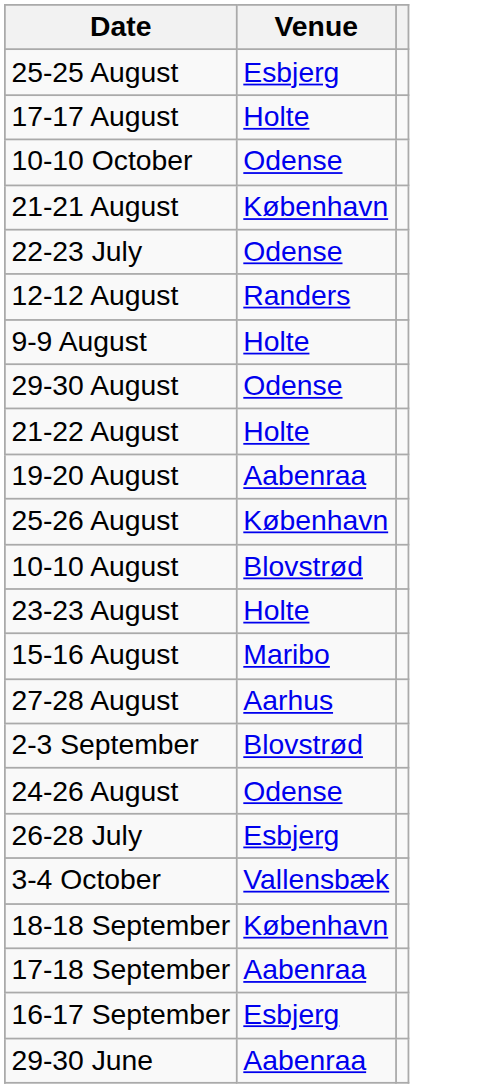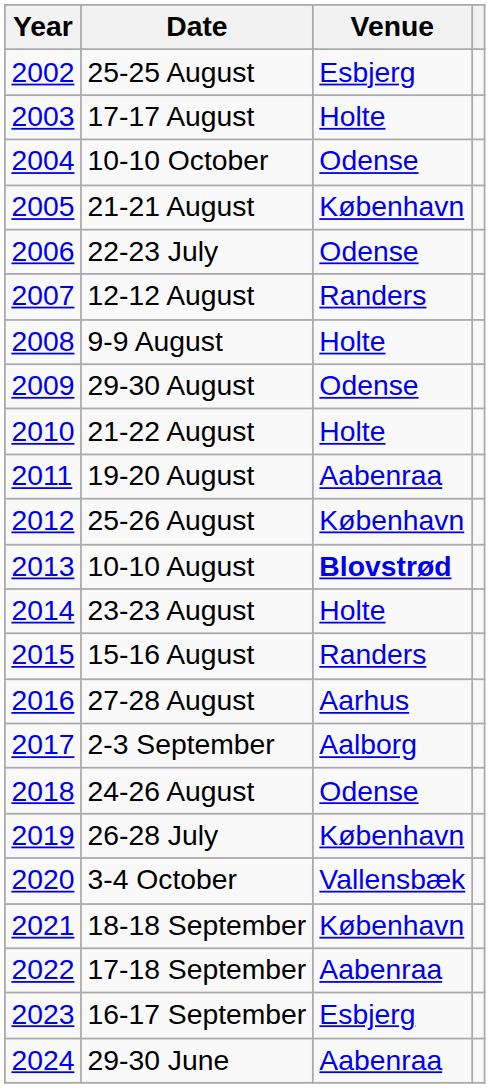+ column: (43, 26)
(303, 565) normal -> (385, 565) bold
(287, 655) Maribo -> (373, 655) Randers
(303, 745) Blovstrød -> (368, 745) Aalborg
(291, 835) Esbjerg -> (392, 835) København
